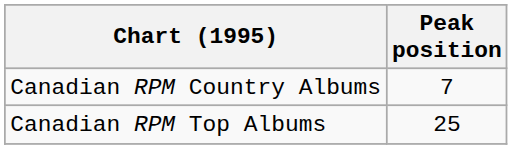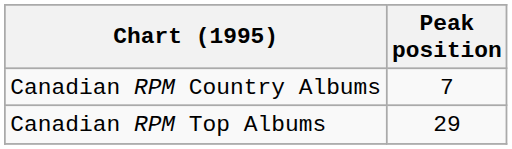(447, 125) 25 -> (447, 125) 29
